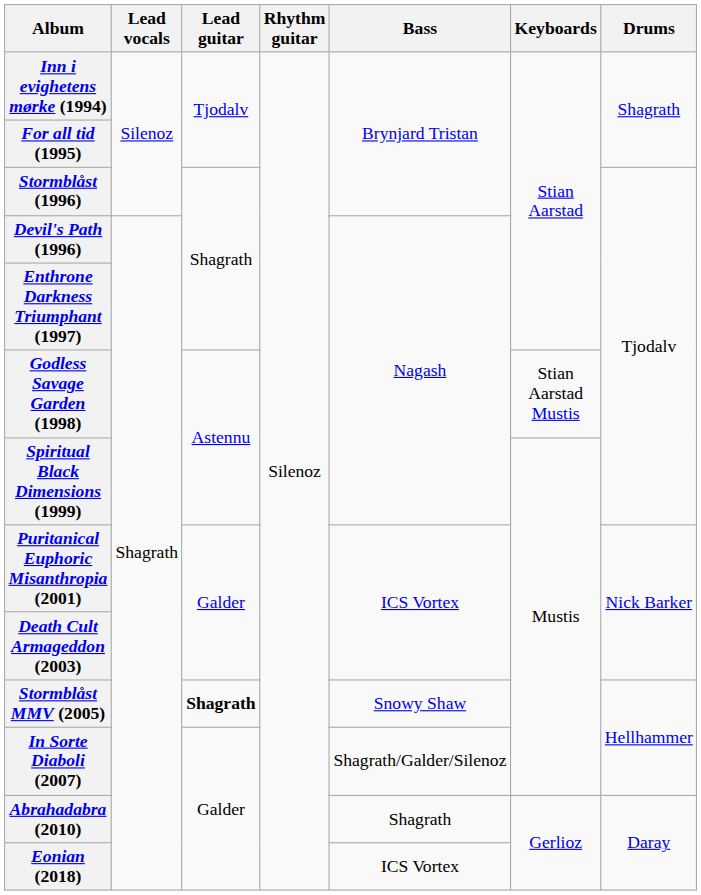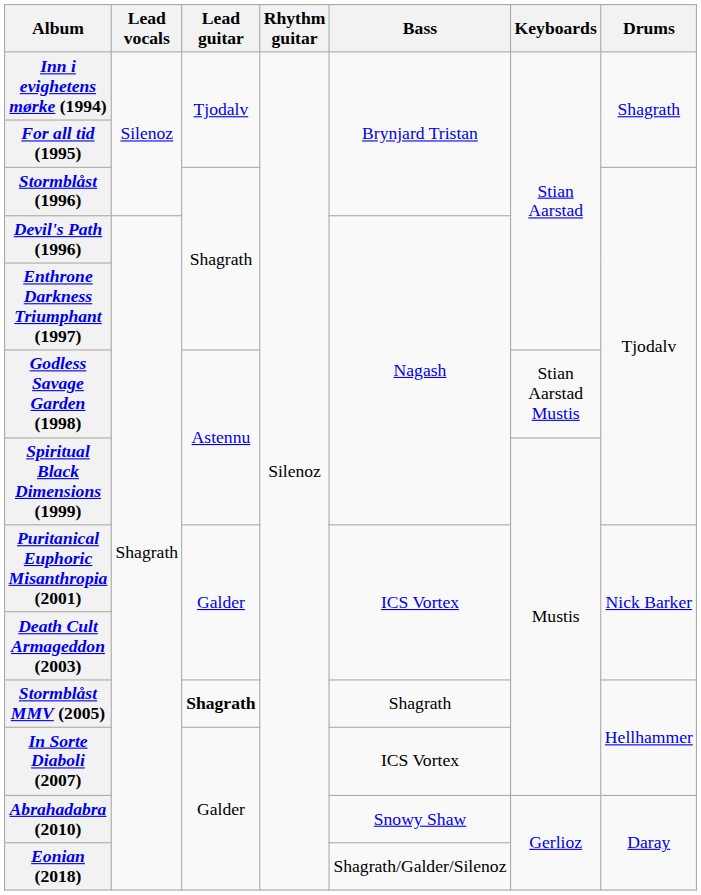(420, 703) Snowy Shaw -> (420, 703) Shagrath
(420, 761) Shagrath/Galder/Silenoz -> (420, 761) ICS Vortex
(420, 818) Shagrath -> (420, 818) Snowy Shaw
(420, 866) ICS Vortex -> (420, 866) Shagrath/Galder/Silenoz
